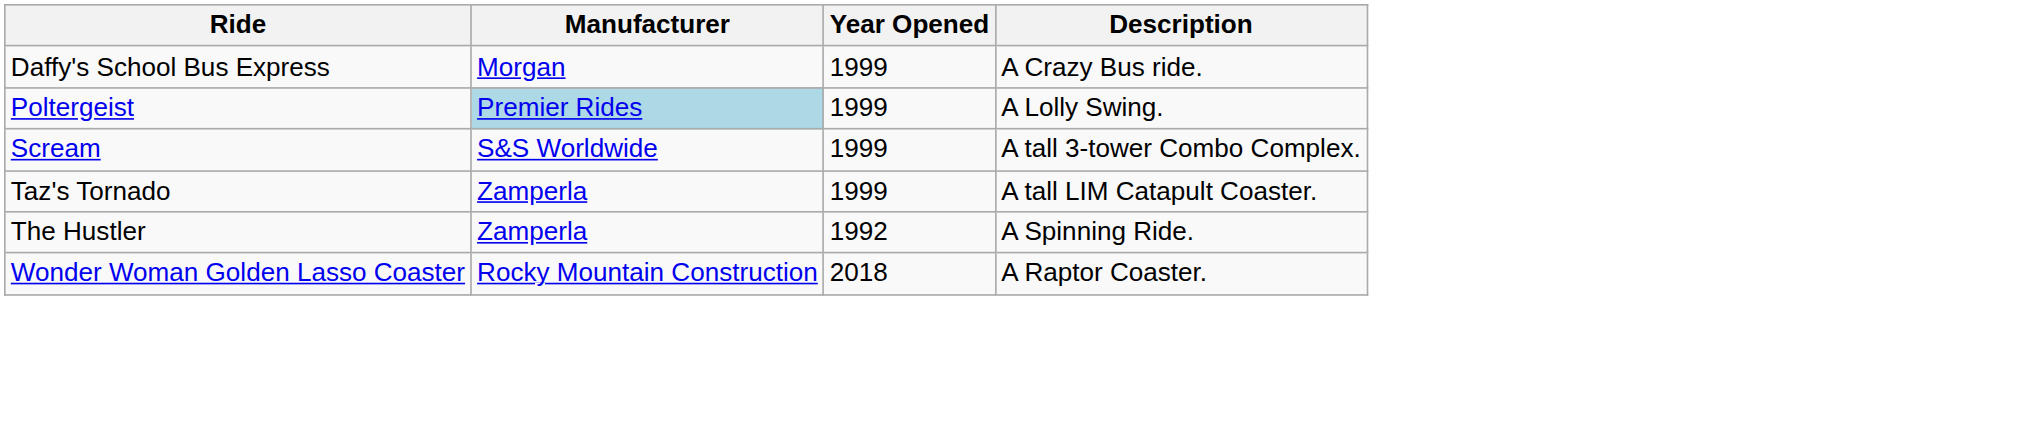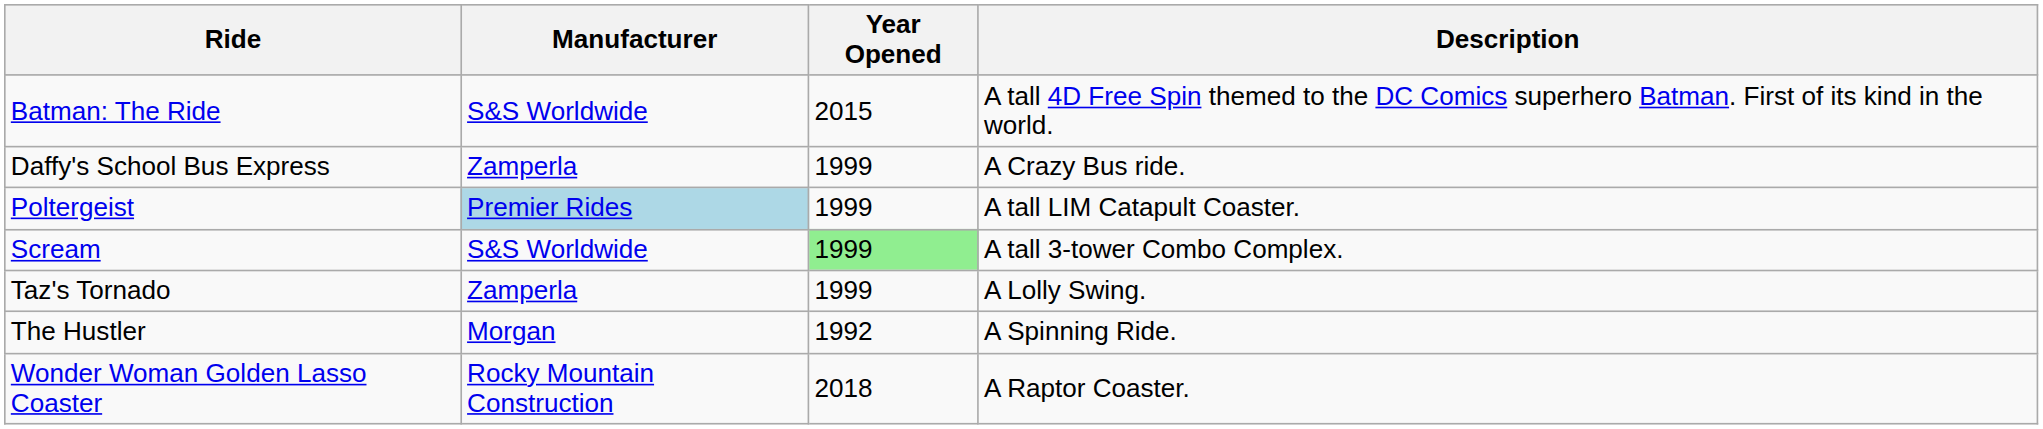+ row: (116, 110)
(521, 66) Morgan -> (522, 166) Zamperla
(1082, 107) A Lolly Swing. -> (1142, 207) A tall LIM Catapult Coaster.
(859, 149) no background -> (843, 249) lightgreen background
(1159, 190) A tall LIM Catapult Coaster. -> (1065, 290) A Lolly Swing.
(532, 231) Zamperla -> (511, 332) Morgan
